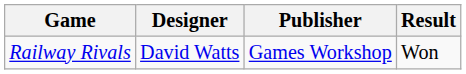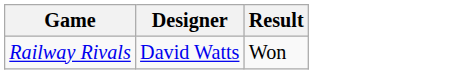- column: (320, 20)
